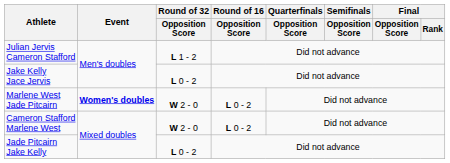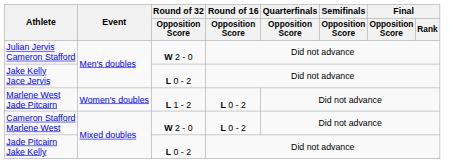(184, 58) L 1 - 2 -> (178, 58) W 2 - 0
(117, 100) bold -> (114, 100) normal
(184, 105) W 2 - 0 -> (178, 105) L 1 - 2
